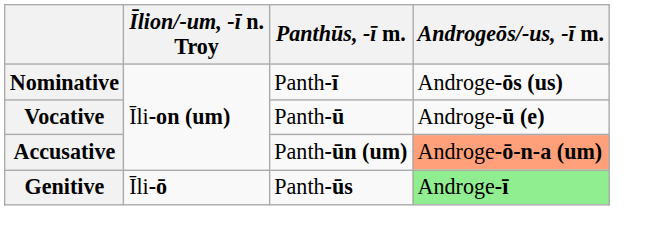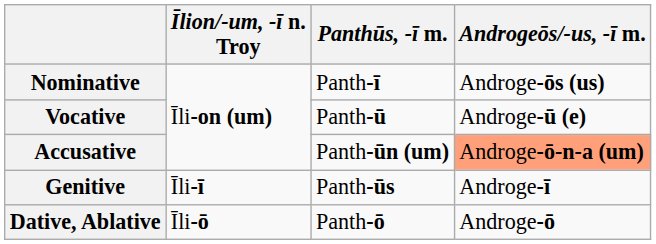(148, 186) Īli-ō -> (187, 186) Īli-ī
(463, 186) lightgreen background -> (505, 186) no background
+ row: (85, 221)
